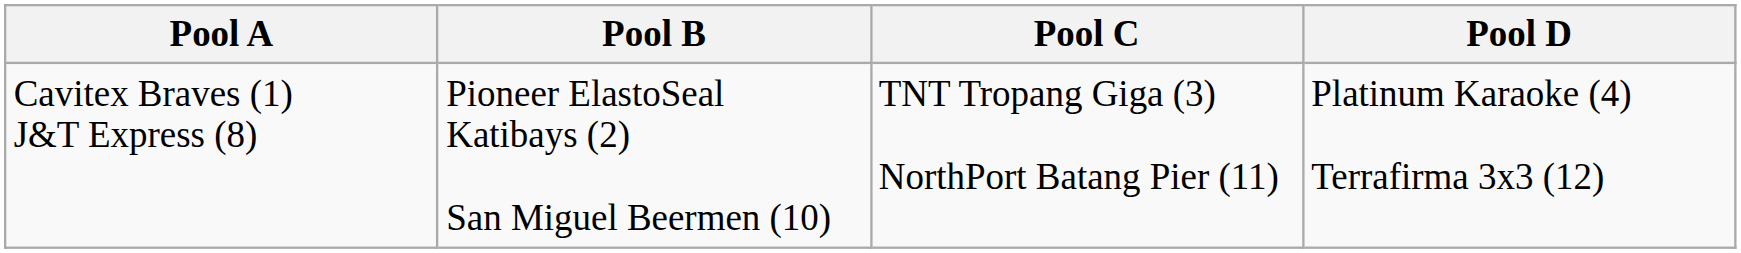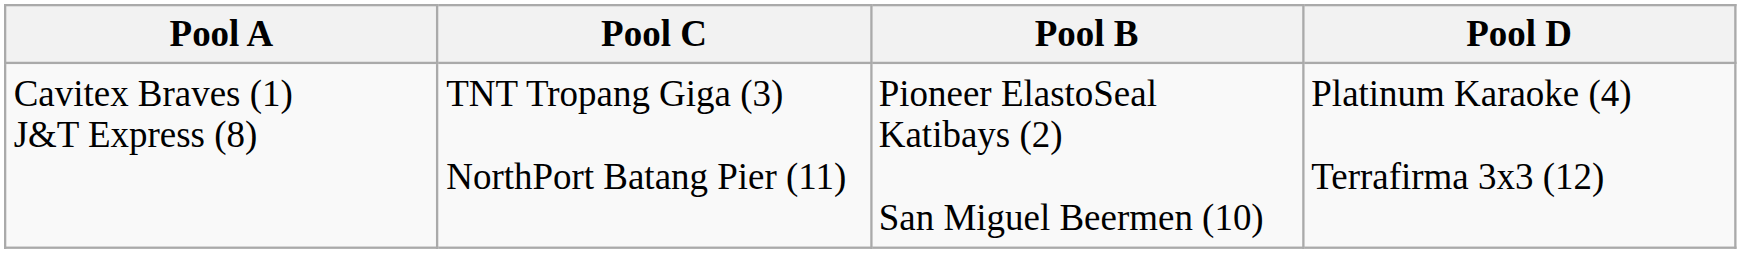columns swapped: (654, 33) <-> (1087, 33)
